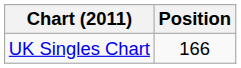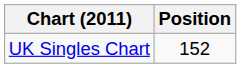(195, 48) 166 -> (195, 48) 152
